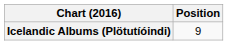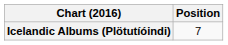(198, 31) 9 -> (198, 31) 7
